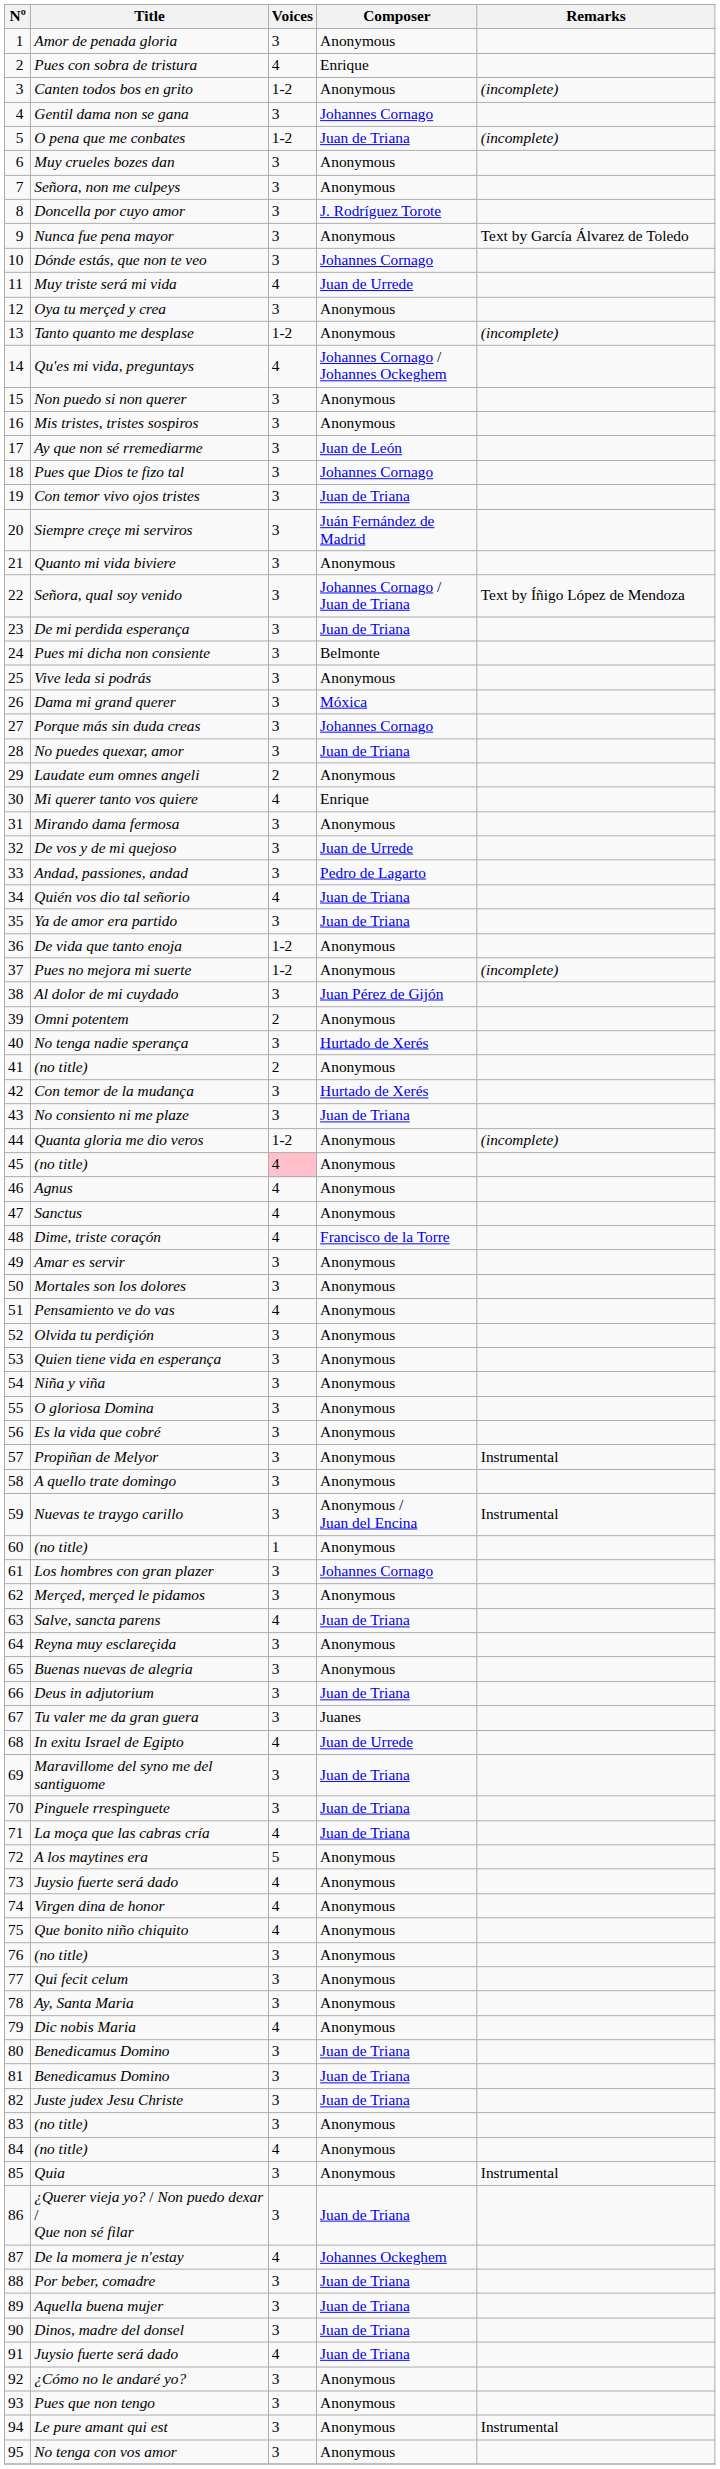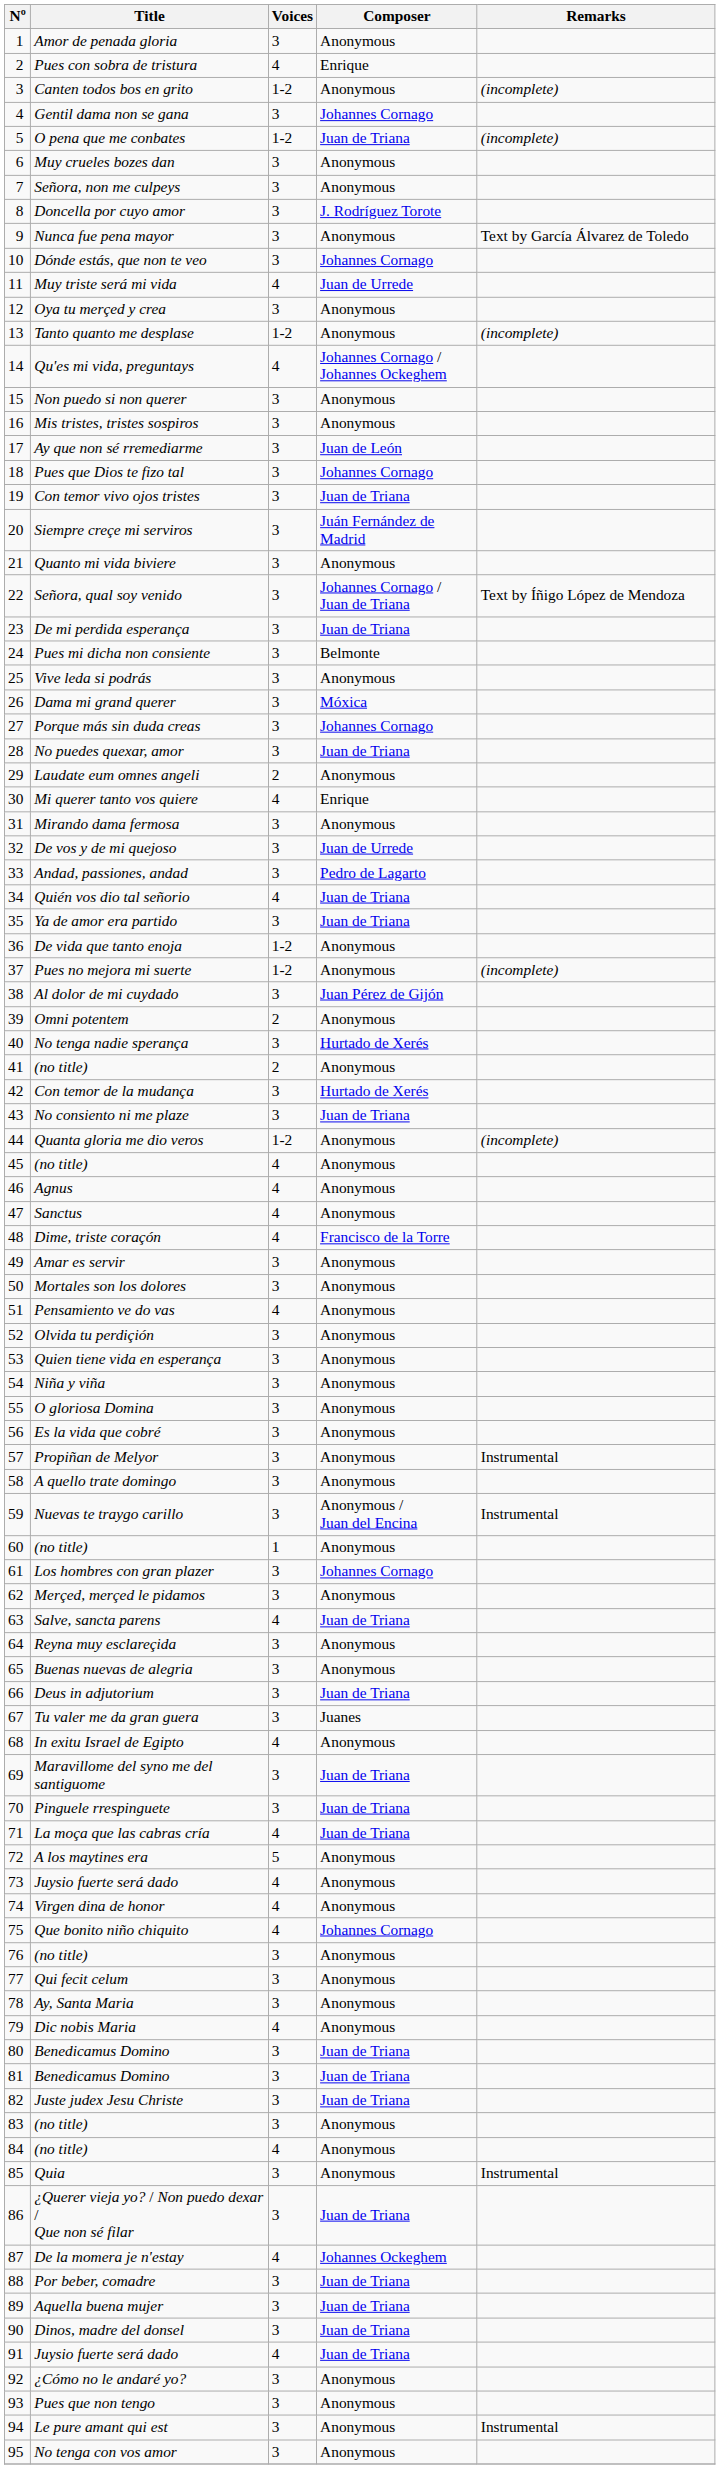(276, 1164) pink background -> (276, 1164) no background
(367, 1742) Juan de Urrede -> (358, 1742) Anonymous
(358, 1930) Anonymous -> (377, 1930) Johannes Cornago
